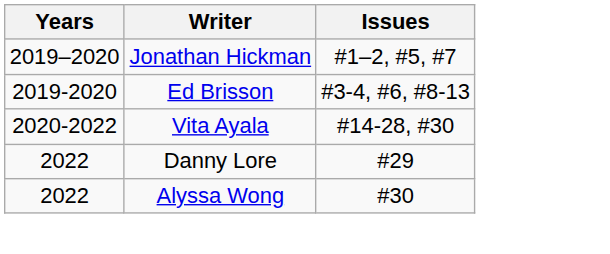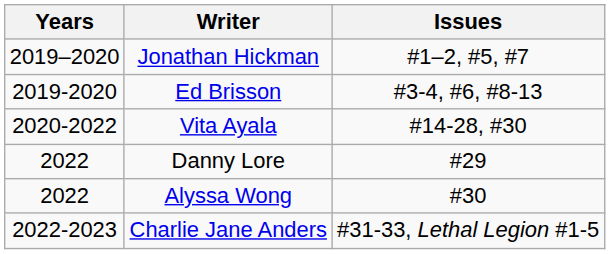+ row: (228, 230)
